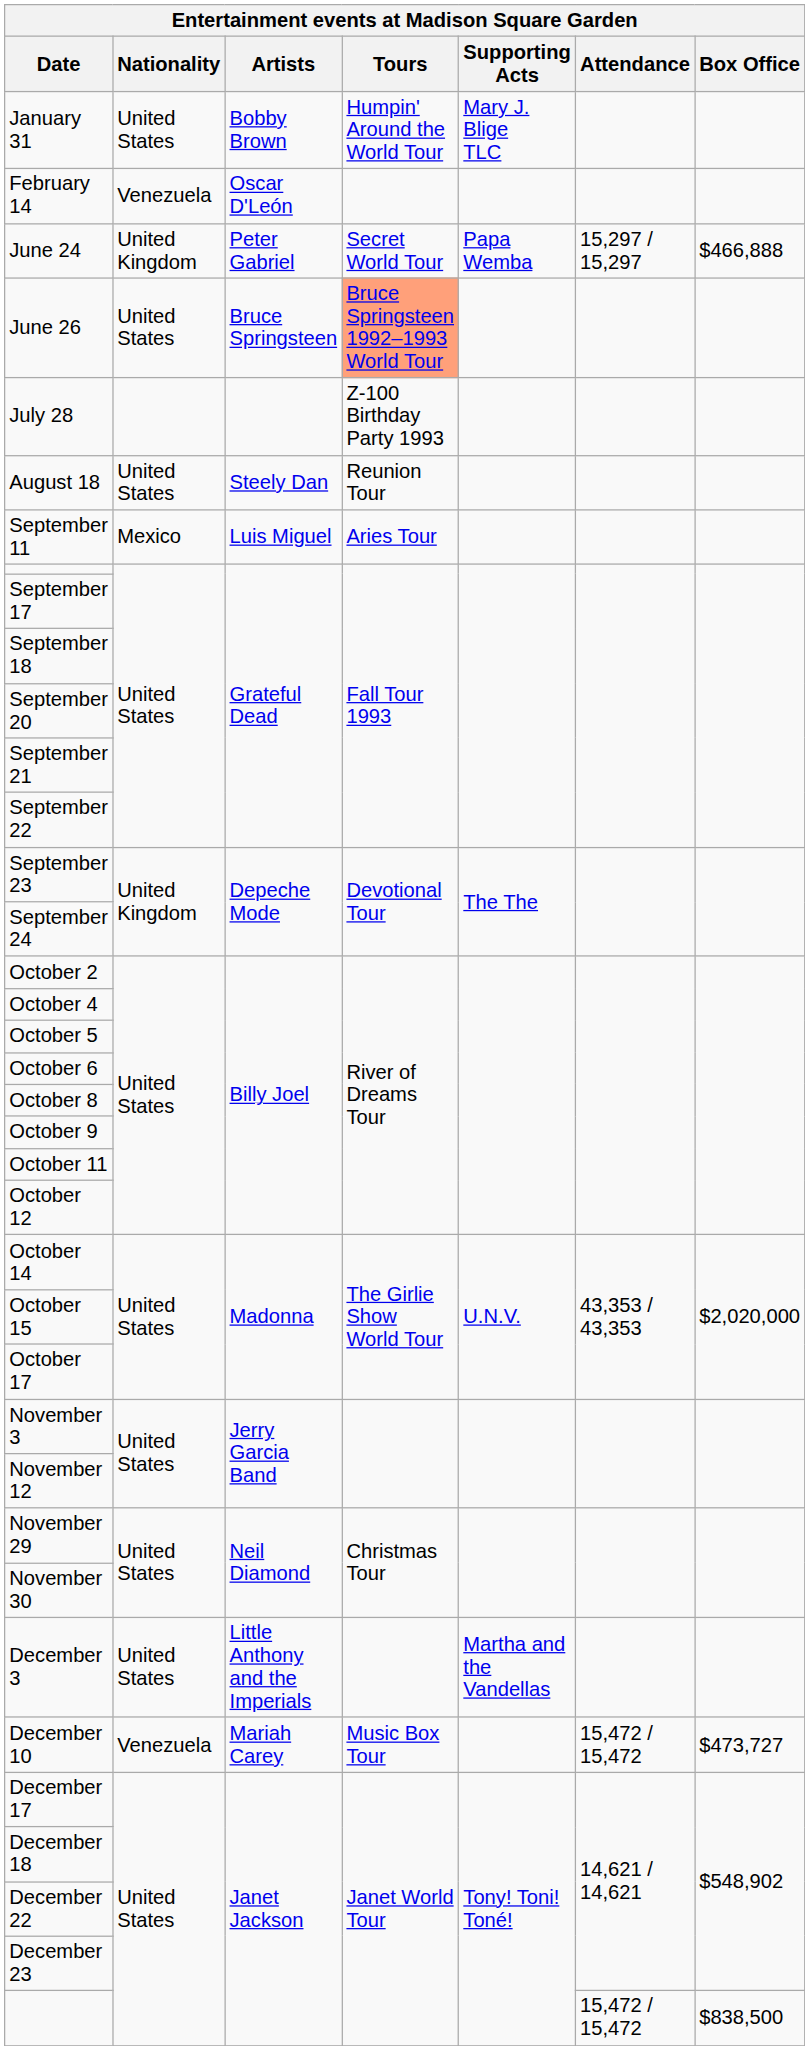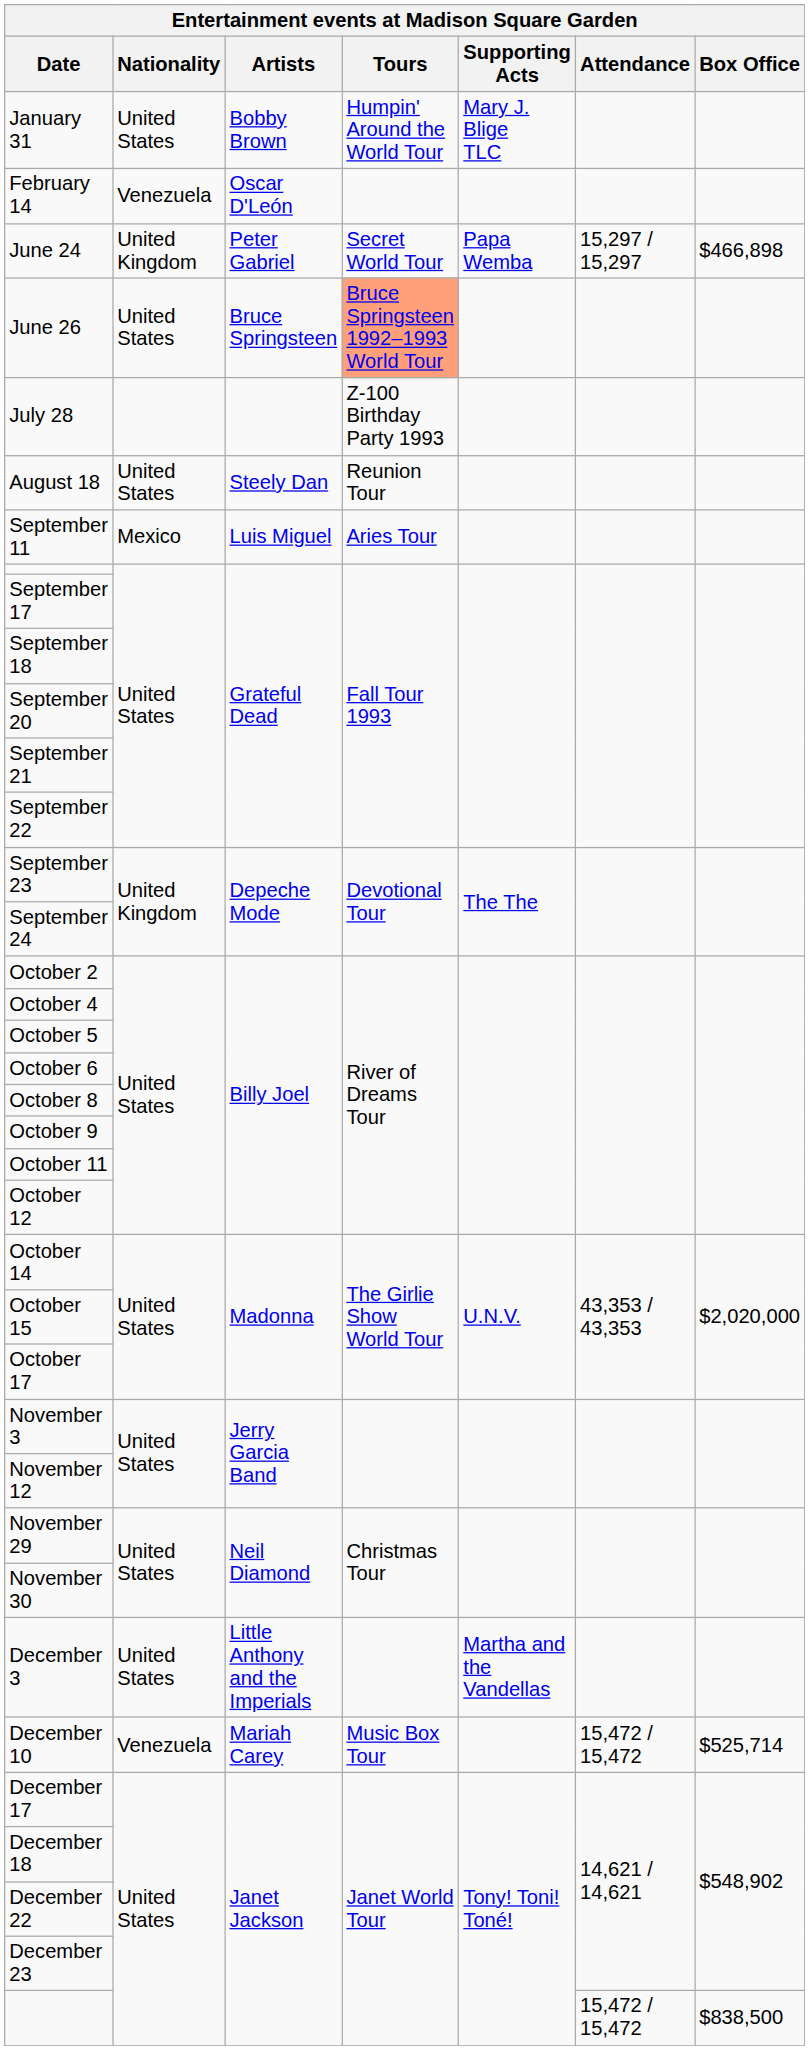(741, 250) $466,888 -> (741, 250) $466,898
(741, 1744) $473,727 -> (741, 1744) $525,714
